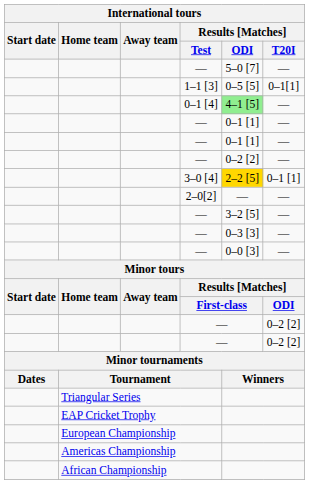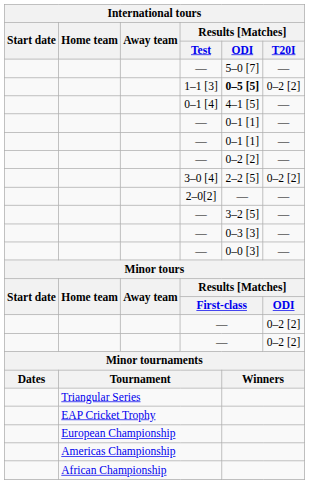(242, 86) normal -> (242, 86) bold
(284, 86) 0–1[1] -> (284, 86) 0–2 [2]
(242, 104) lightgreen background -> (242, 104) no background
(242, 178) gold background -> (242, 178) no background
(284, 178) 0–1 [1] -> (284, 178) 0–2 [2]
